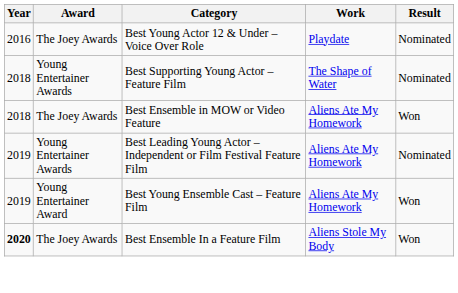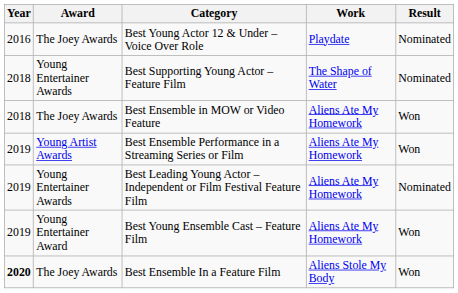+ row: (202, 148)
